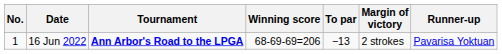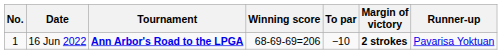(341, 41) −13 -> (341, 41) −10
(383, 41) normal -> (384, 41) bold
